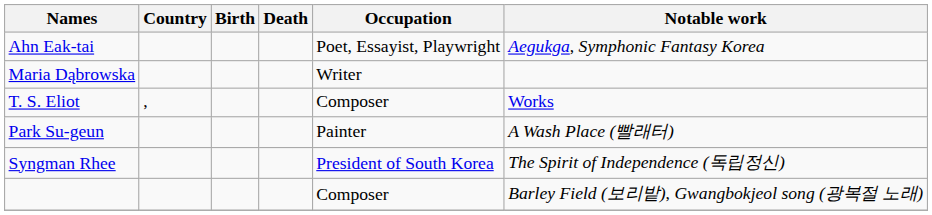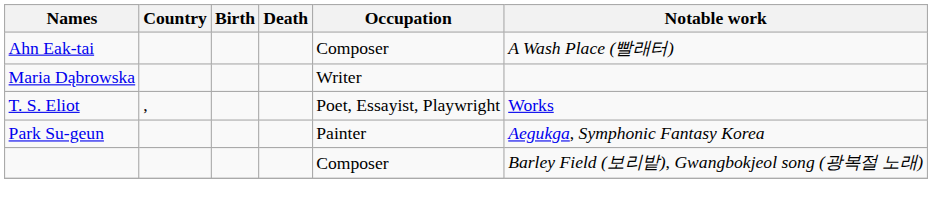(408, 46) Poet, Essayist, Playwright -> (352, 48) Composer
(636, 46) Aegukga, Symphonic Fantasy Korea -> (591, 47) A Wash Place (빨래터)
(352, 102) Composer -> (408, 105) Poet, Essayist, Playwright
(591, 131) A Wash Place (빨래터) -> (636, 133) Aegukga, Symphonic Fantasy Korea
- row: (62, 162)
